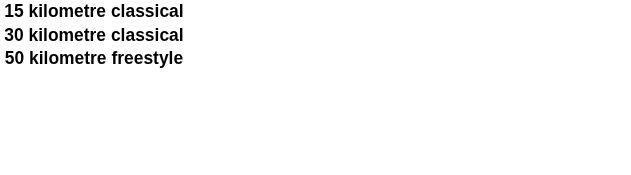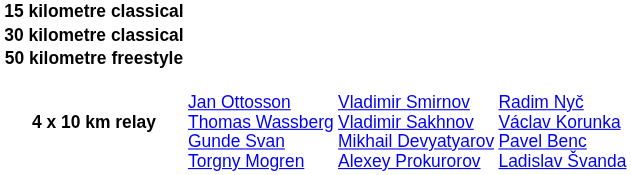+ row: (94, 122)
